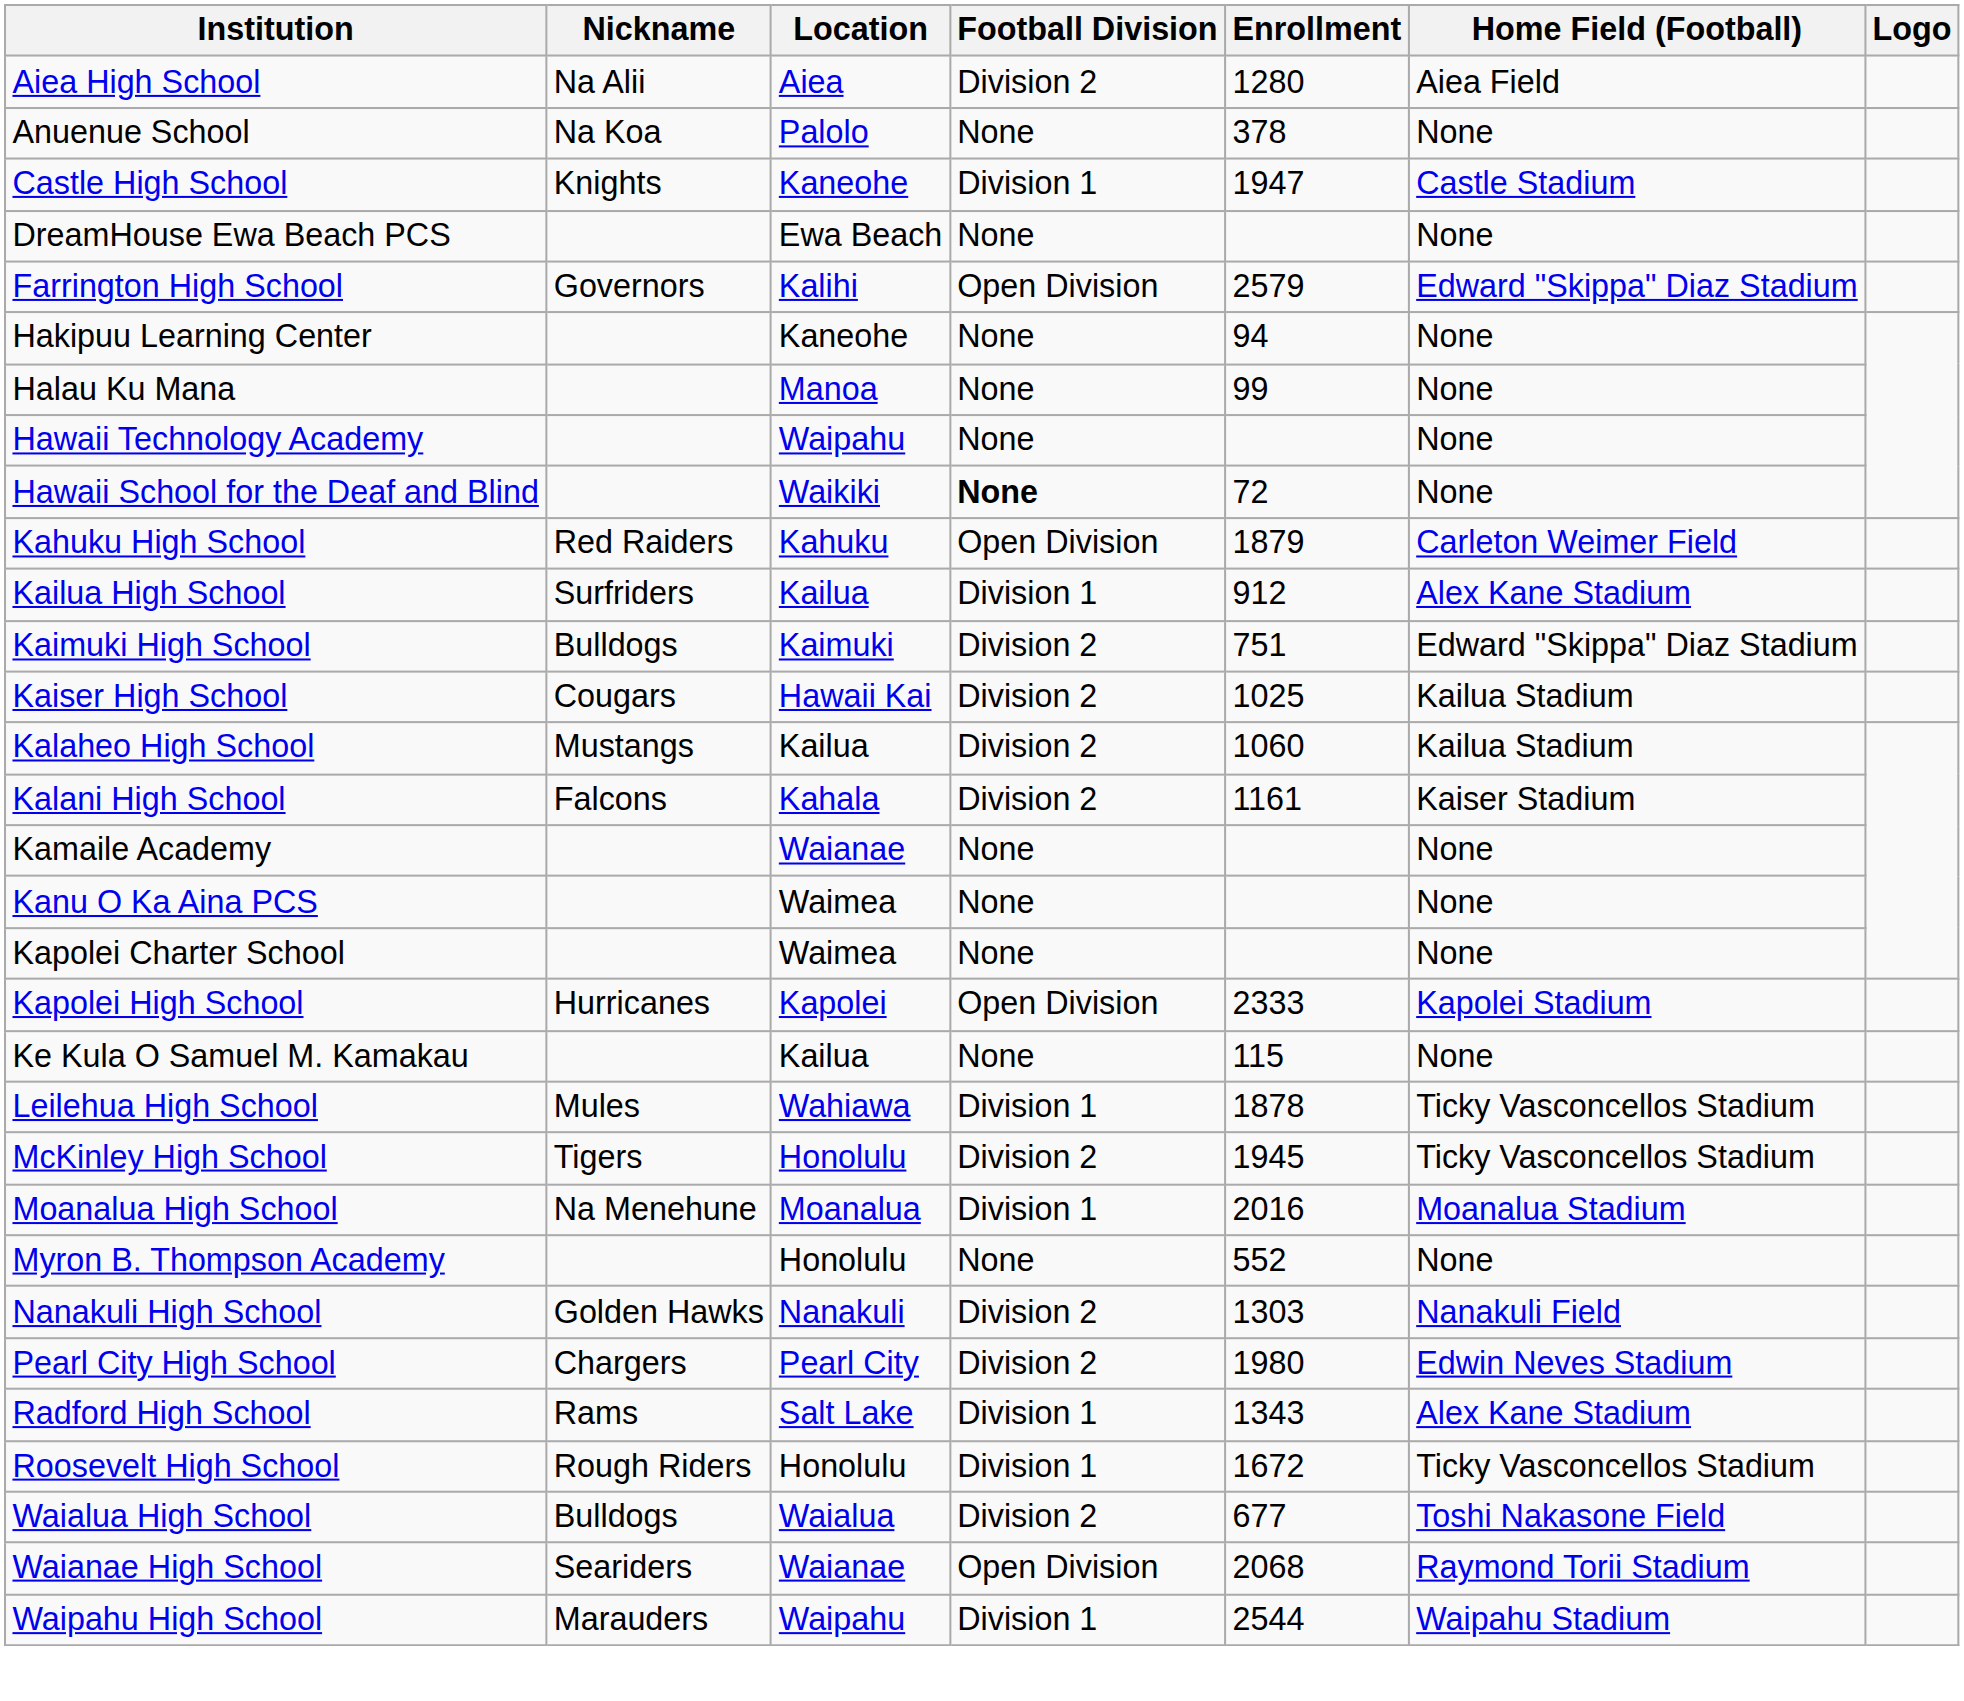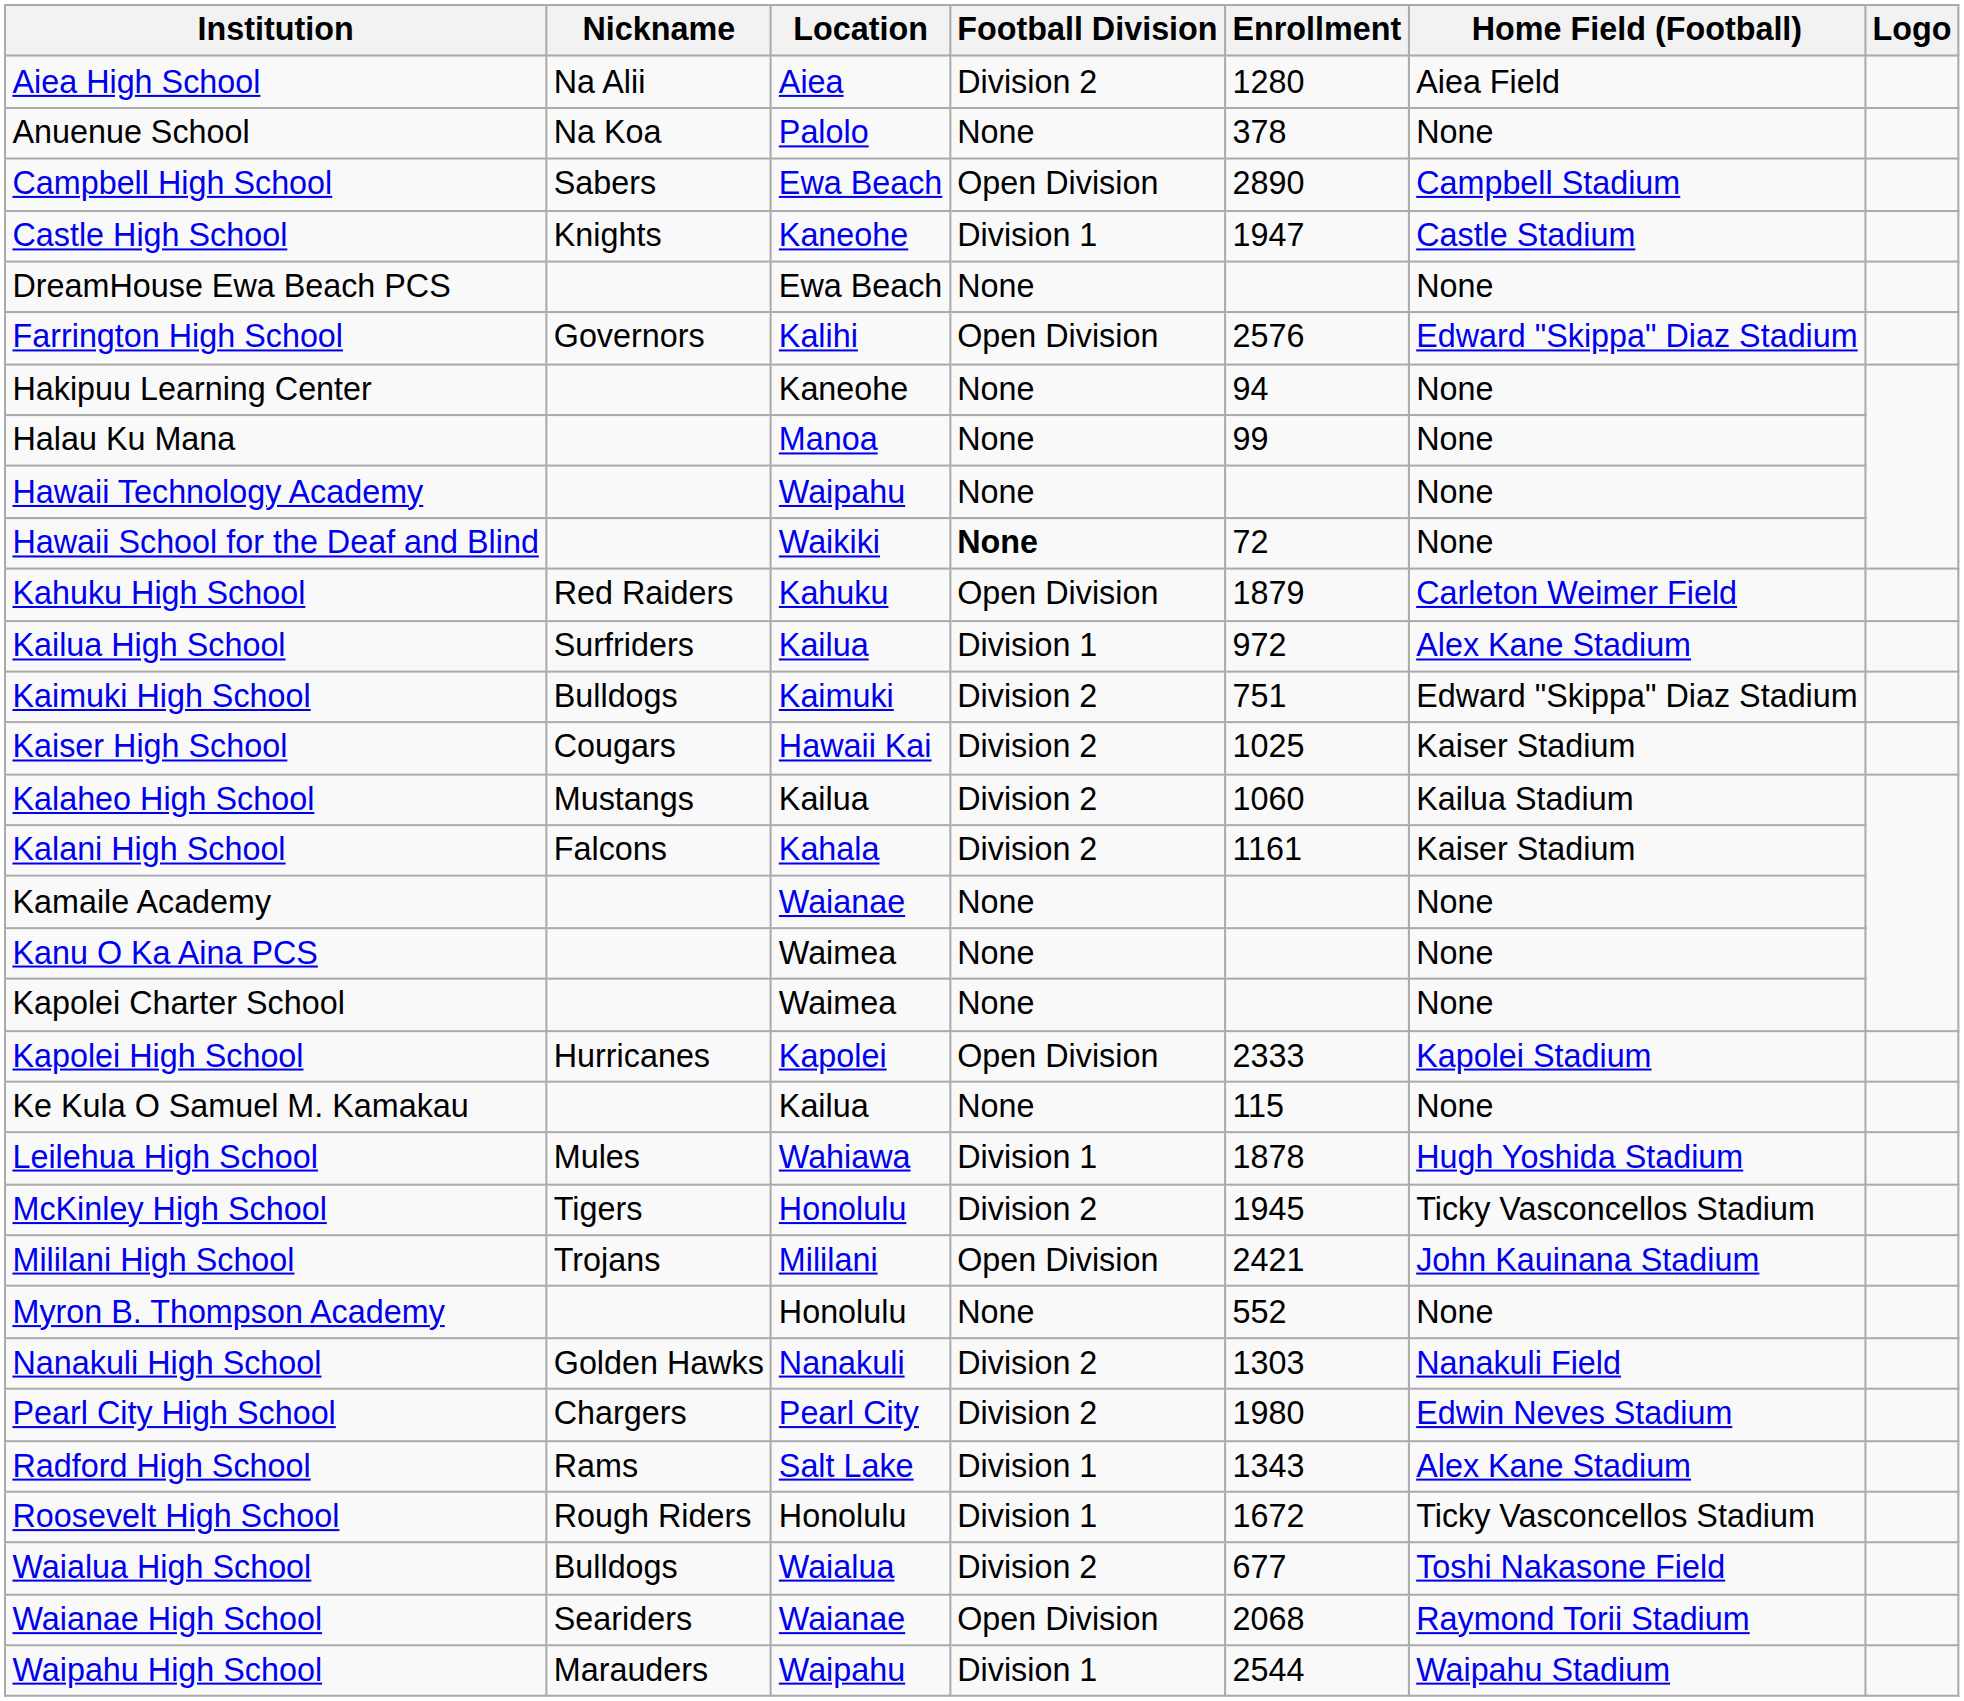+ row: (172, 183)
(1268, 286) 2579 -> (1268, 337) 2576
(1259, 593) 912 -> (1259, 645) 972
(1525, 696) Kailua Stadium -> (1526, 747) Kaiser Stadium
(1616, 1106) Ticky Vasconcellos Stadium -> (1580, 1157) Hugh Yoshida Stadium
+ row: (153, 1260)
- row: (175, 1209)
